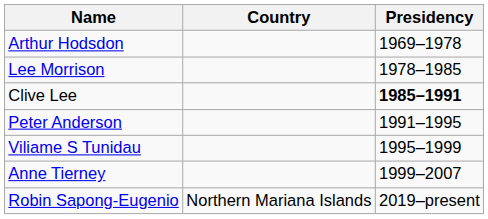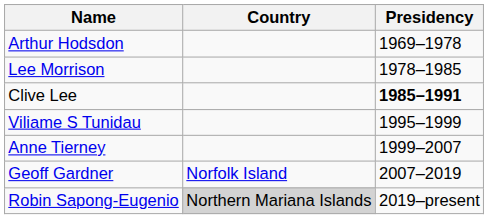- row: (65, 122)
+ row: (61, 174)
(279, 200) no background -> (279, 200) lightgrey background
